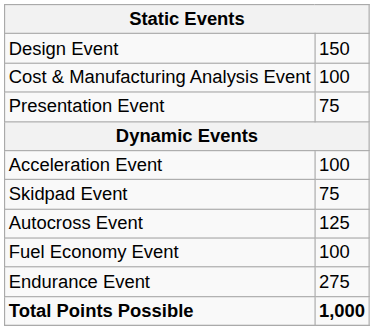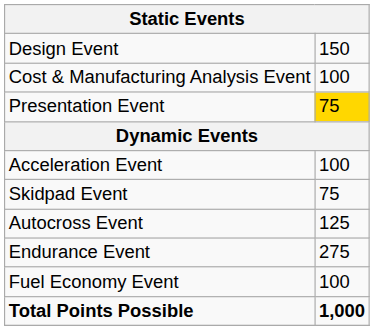(329, 106) no background -> (329, 106) gold background
rows swapped: (94, 252) <-> (79, 281)
